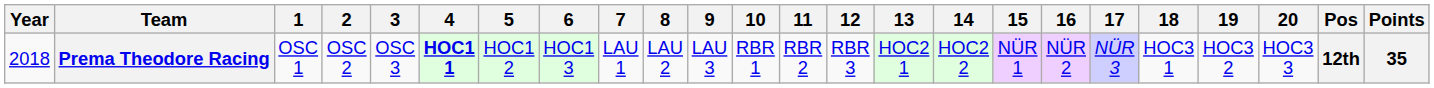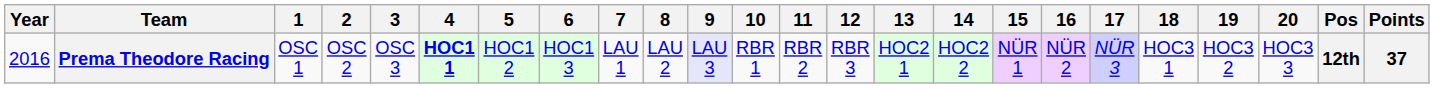(29, 58) 2018 -> (29, 58) 2016
(710, 58) no background -> (710, 58) lavender background
(1397, 58) 35 -> (1397, 58) 37
